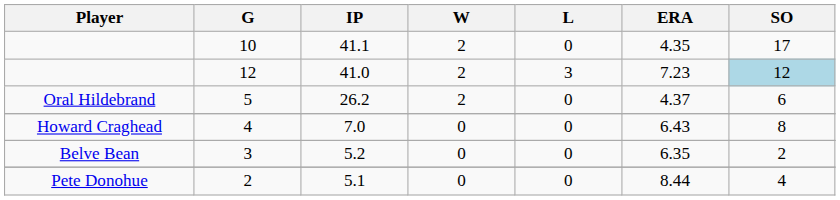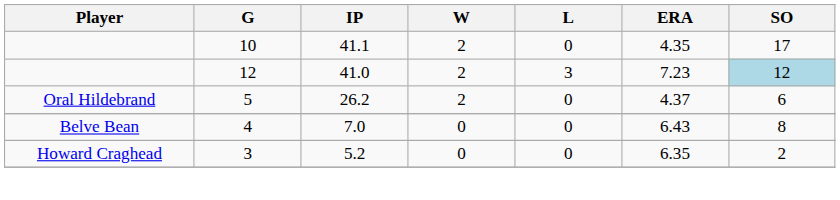(99, 126) Howard Craghead -> (99, 126) Belve Bean
(99, 153) Belve Bean -> (99, 153) Howard Craghead
- row: (355, 180)
